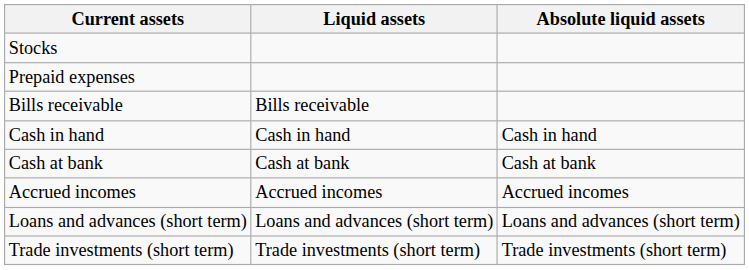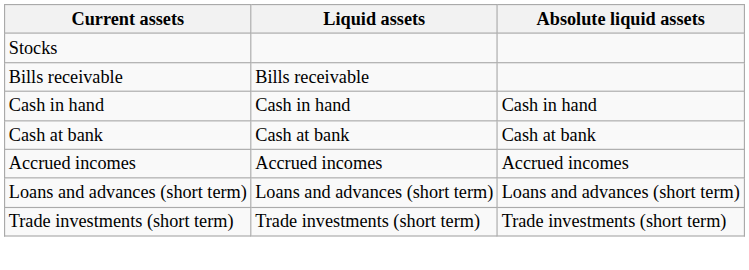- row: (72, 76)
